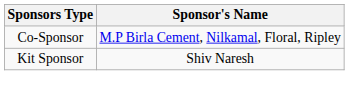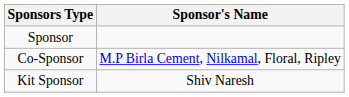+ row: (50, 37)
